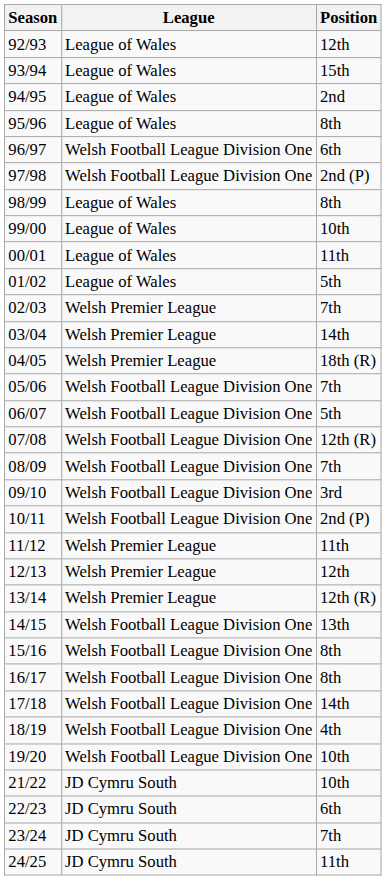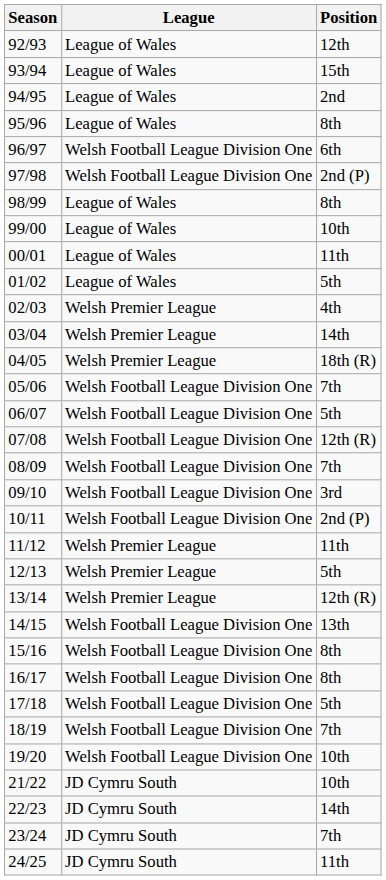(331, 307) 7th -> (331, 307) 4th
(335, 571) 12th -> (331, 571) 5th
(335, 703) 14th -> (331, 703) 5th
(331, 730) 4th -> (331, 730) 7th
(331, 809) 6th -> (335, 809) 14th
